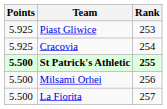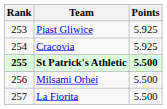columns swapped: (147, 12) <-> (21, 12)
